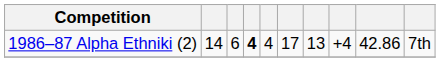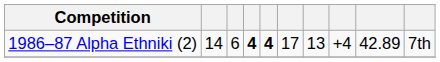(269, 43) normal -> (269, 43) bold
(380, 43) 42.86 -> (380, 43) 42.89
